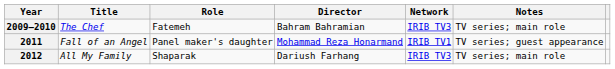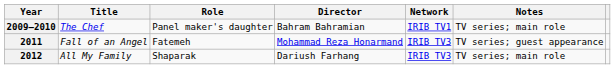(171, 27) Fatemeh -> (212, 27) Panel maker's daughter
(429, 27) IRIB TV3 -> (429, 27) IRIB TV1
(212, 41) Panel maker's daughter -> (171, 41) Fatemeh
(429, 41) IRIB TV1 -> (429, 41) IRIB TV3
